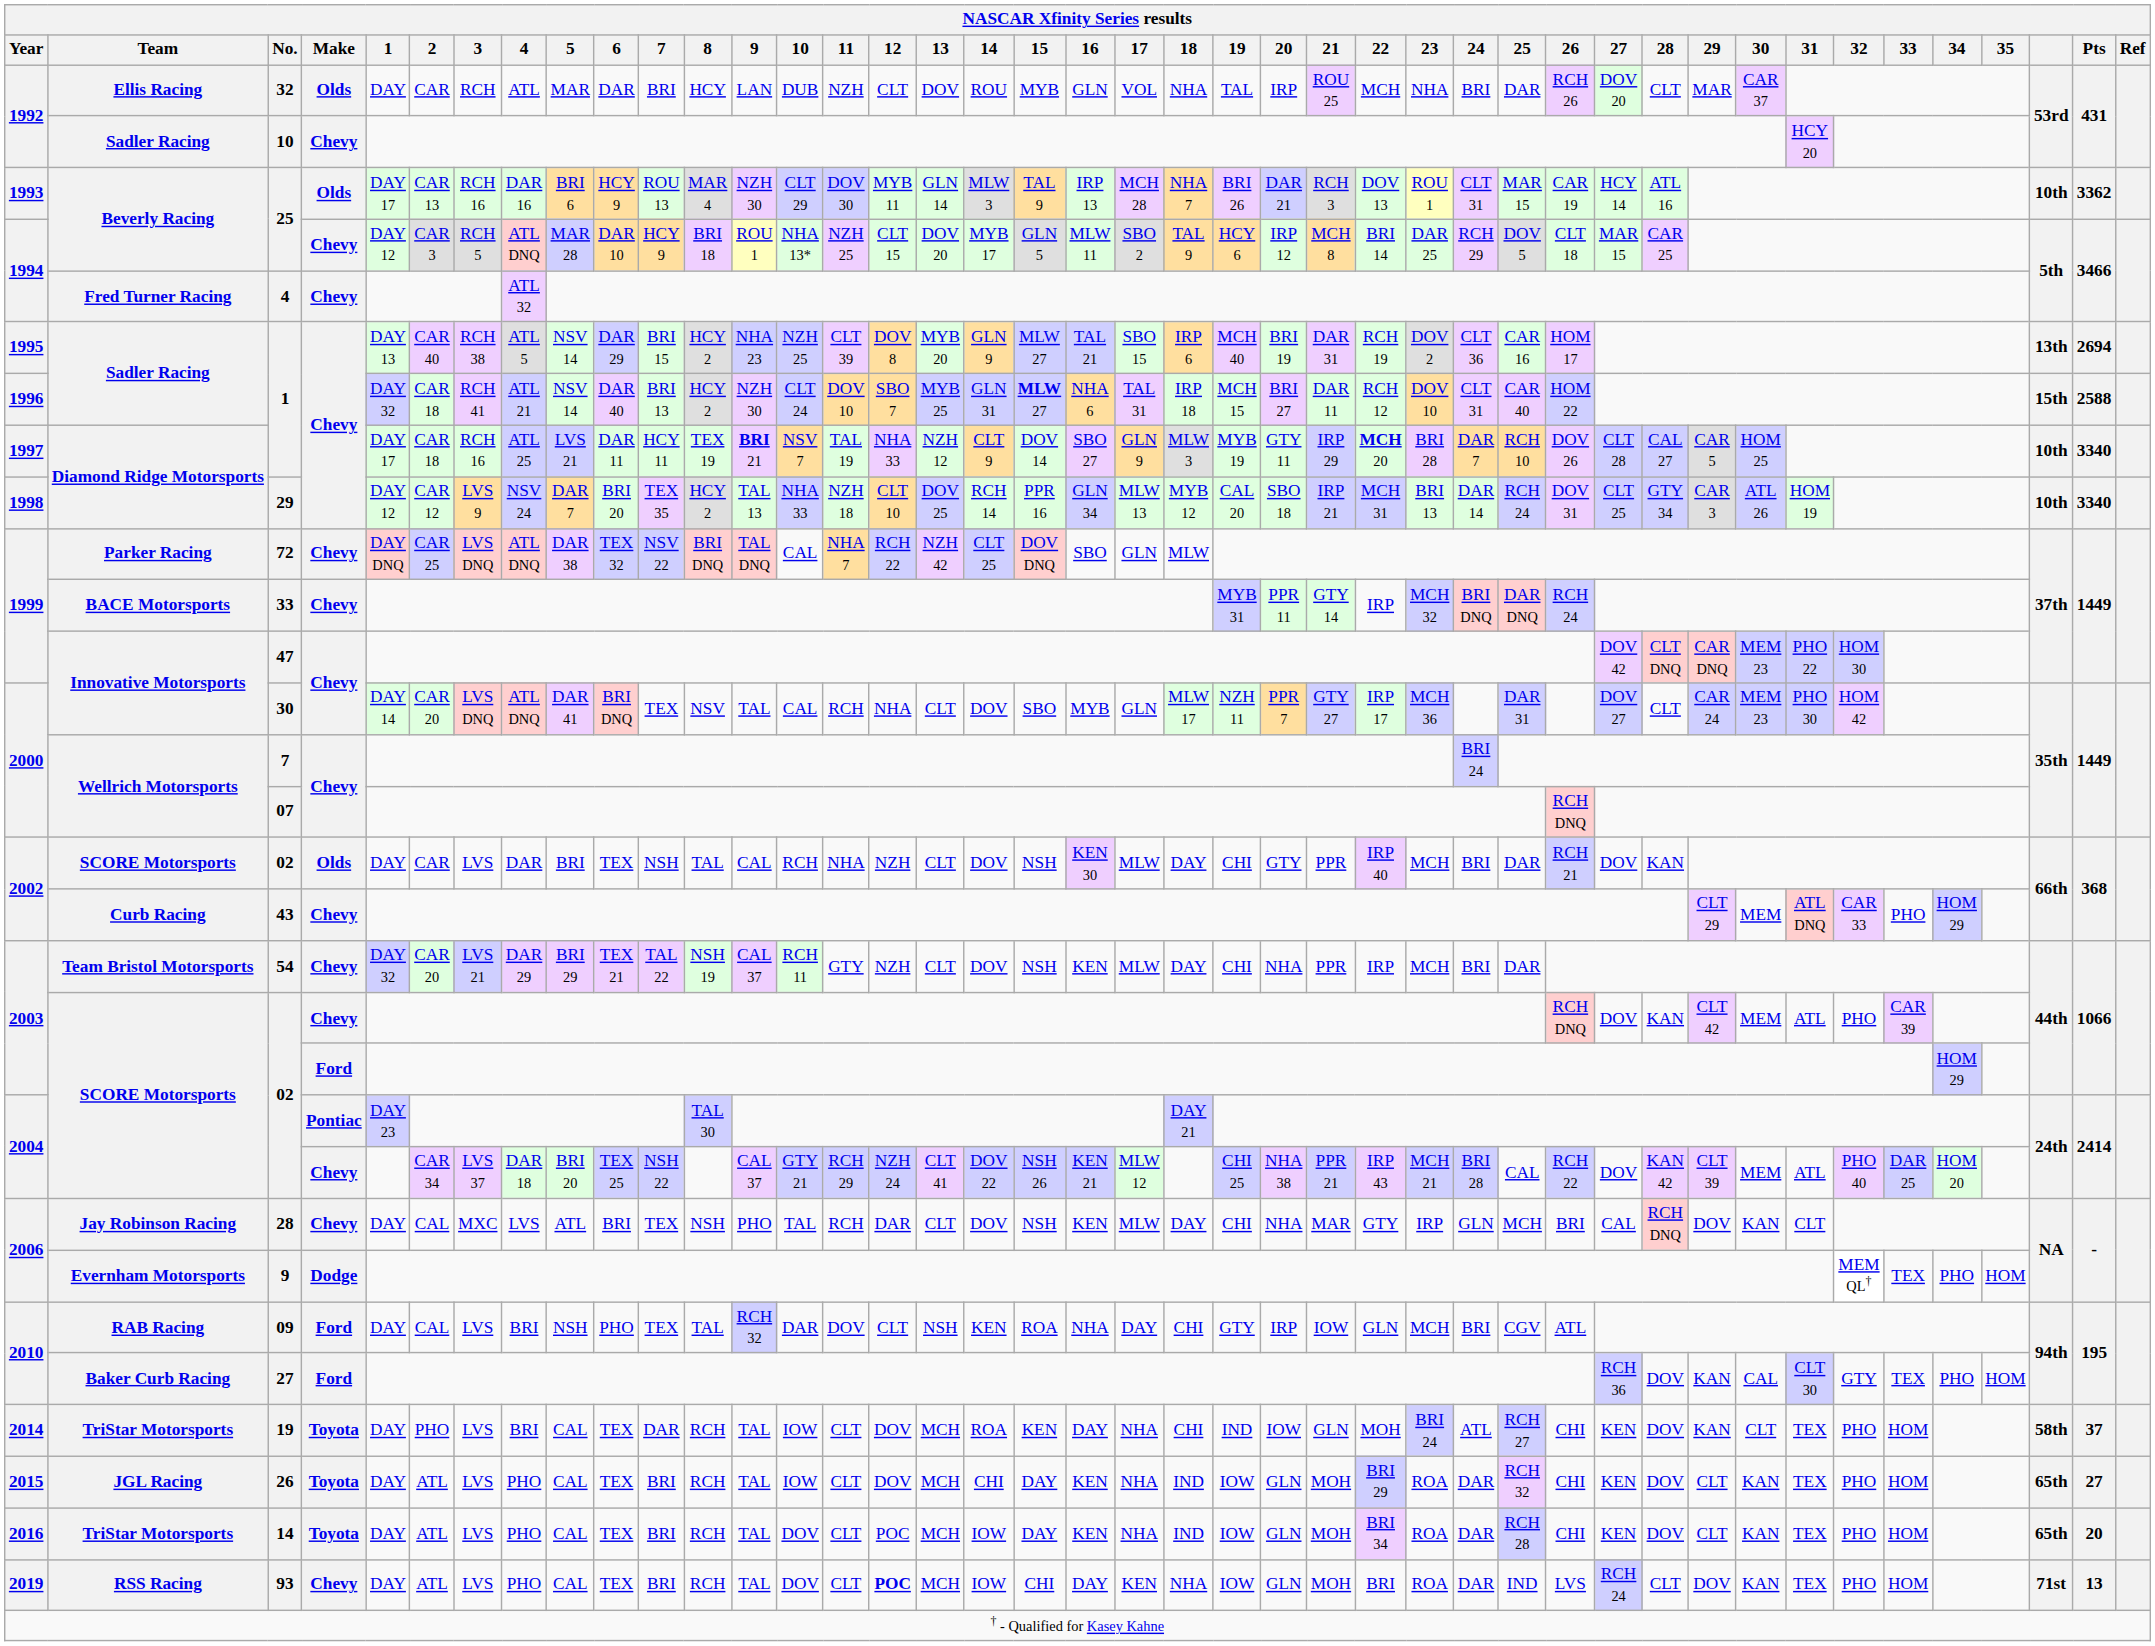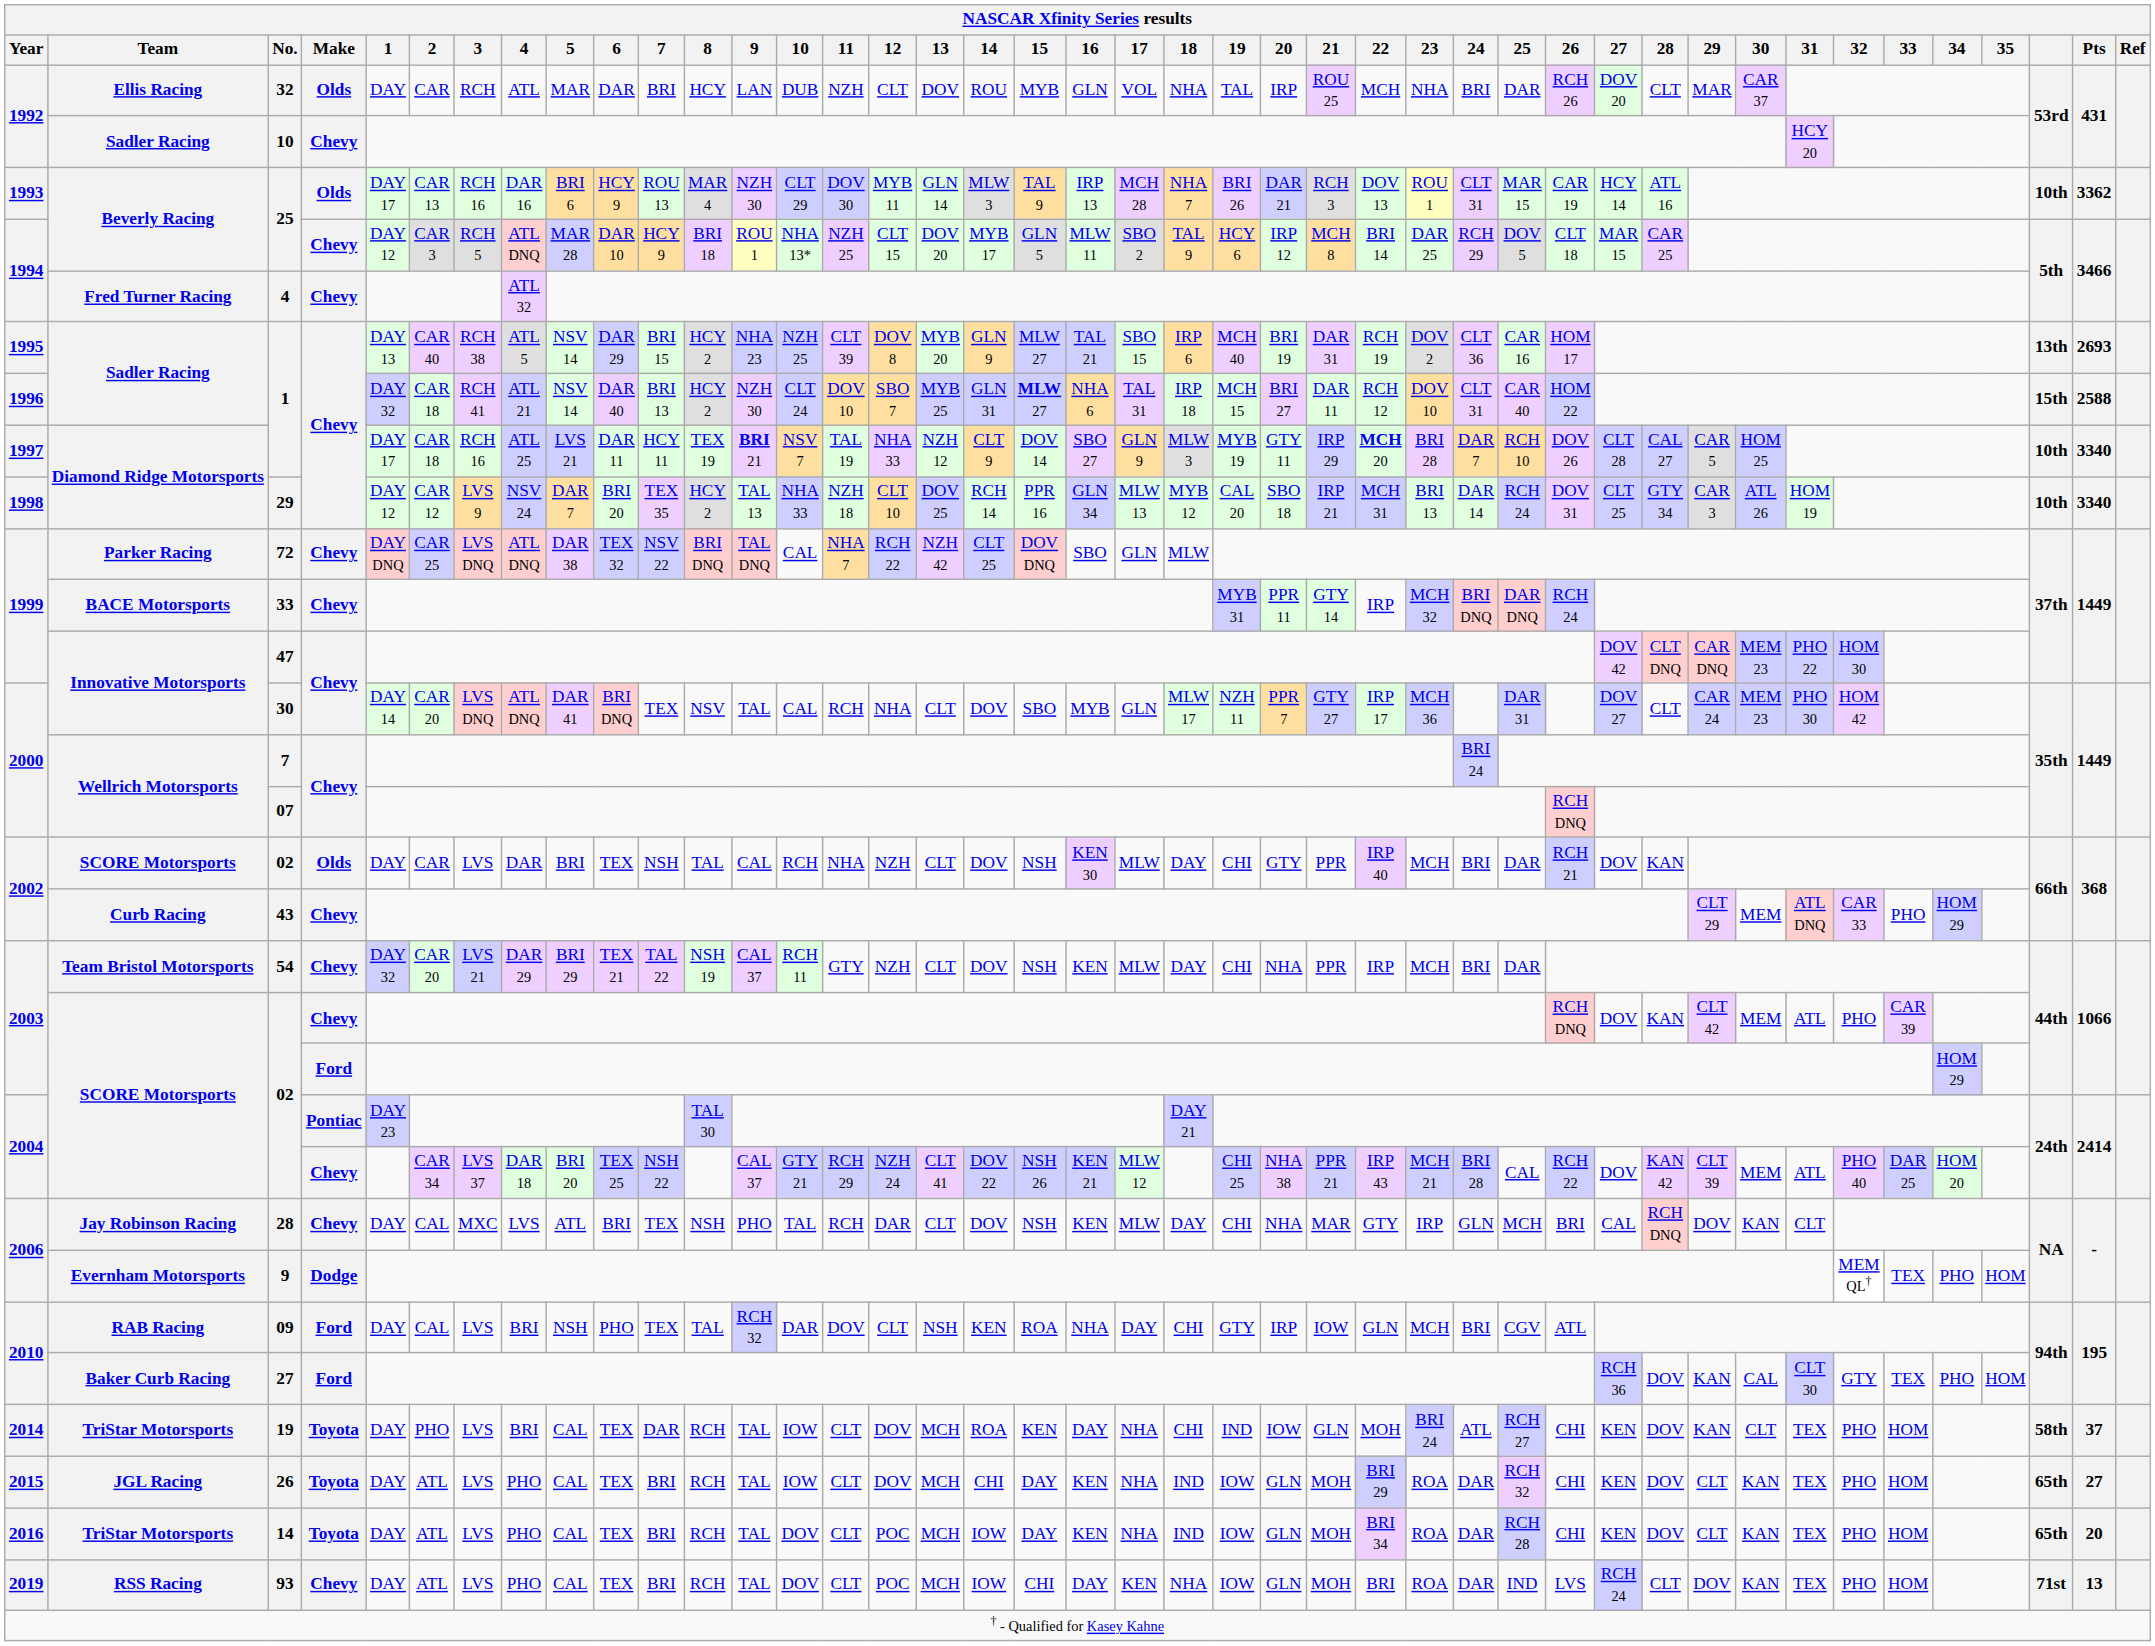(2094, 347) 2694 -> (2094, 347) 2693
(893, 1584) bold -> (893, 1584) normal
